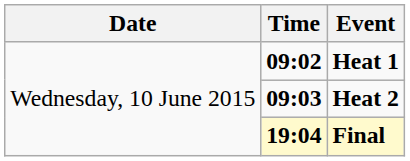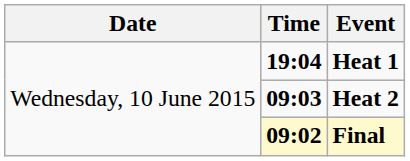(294, 60) 09:02 -> (294, 60) 19:04
(294, 135) 19:04 -> (294, 135) 09:02
